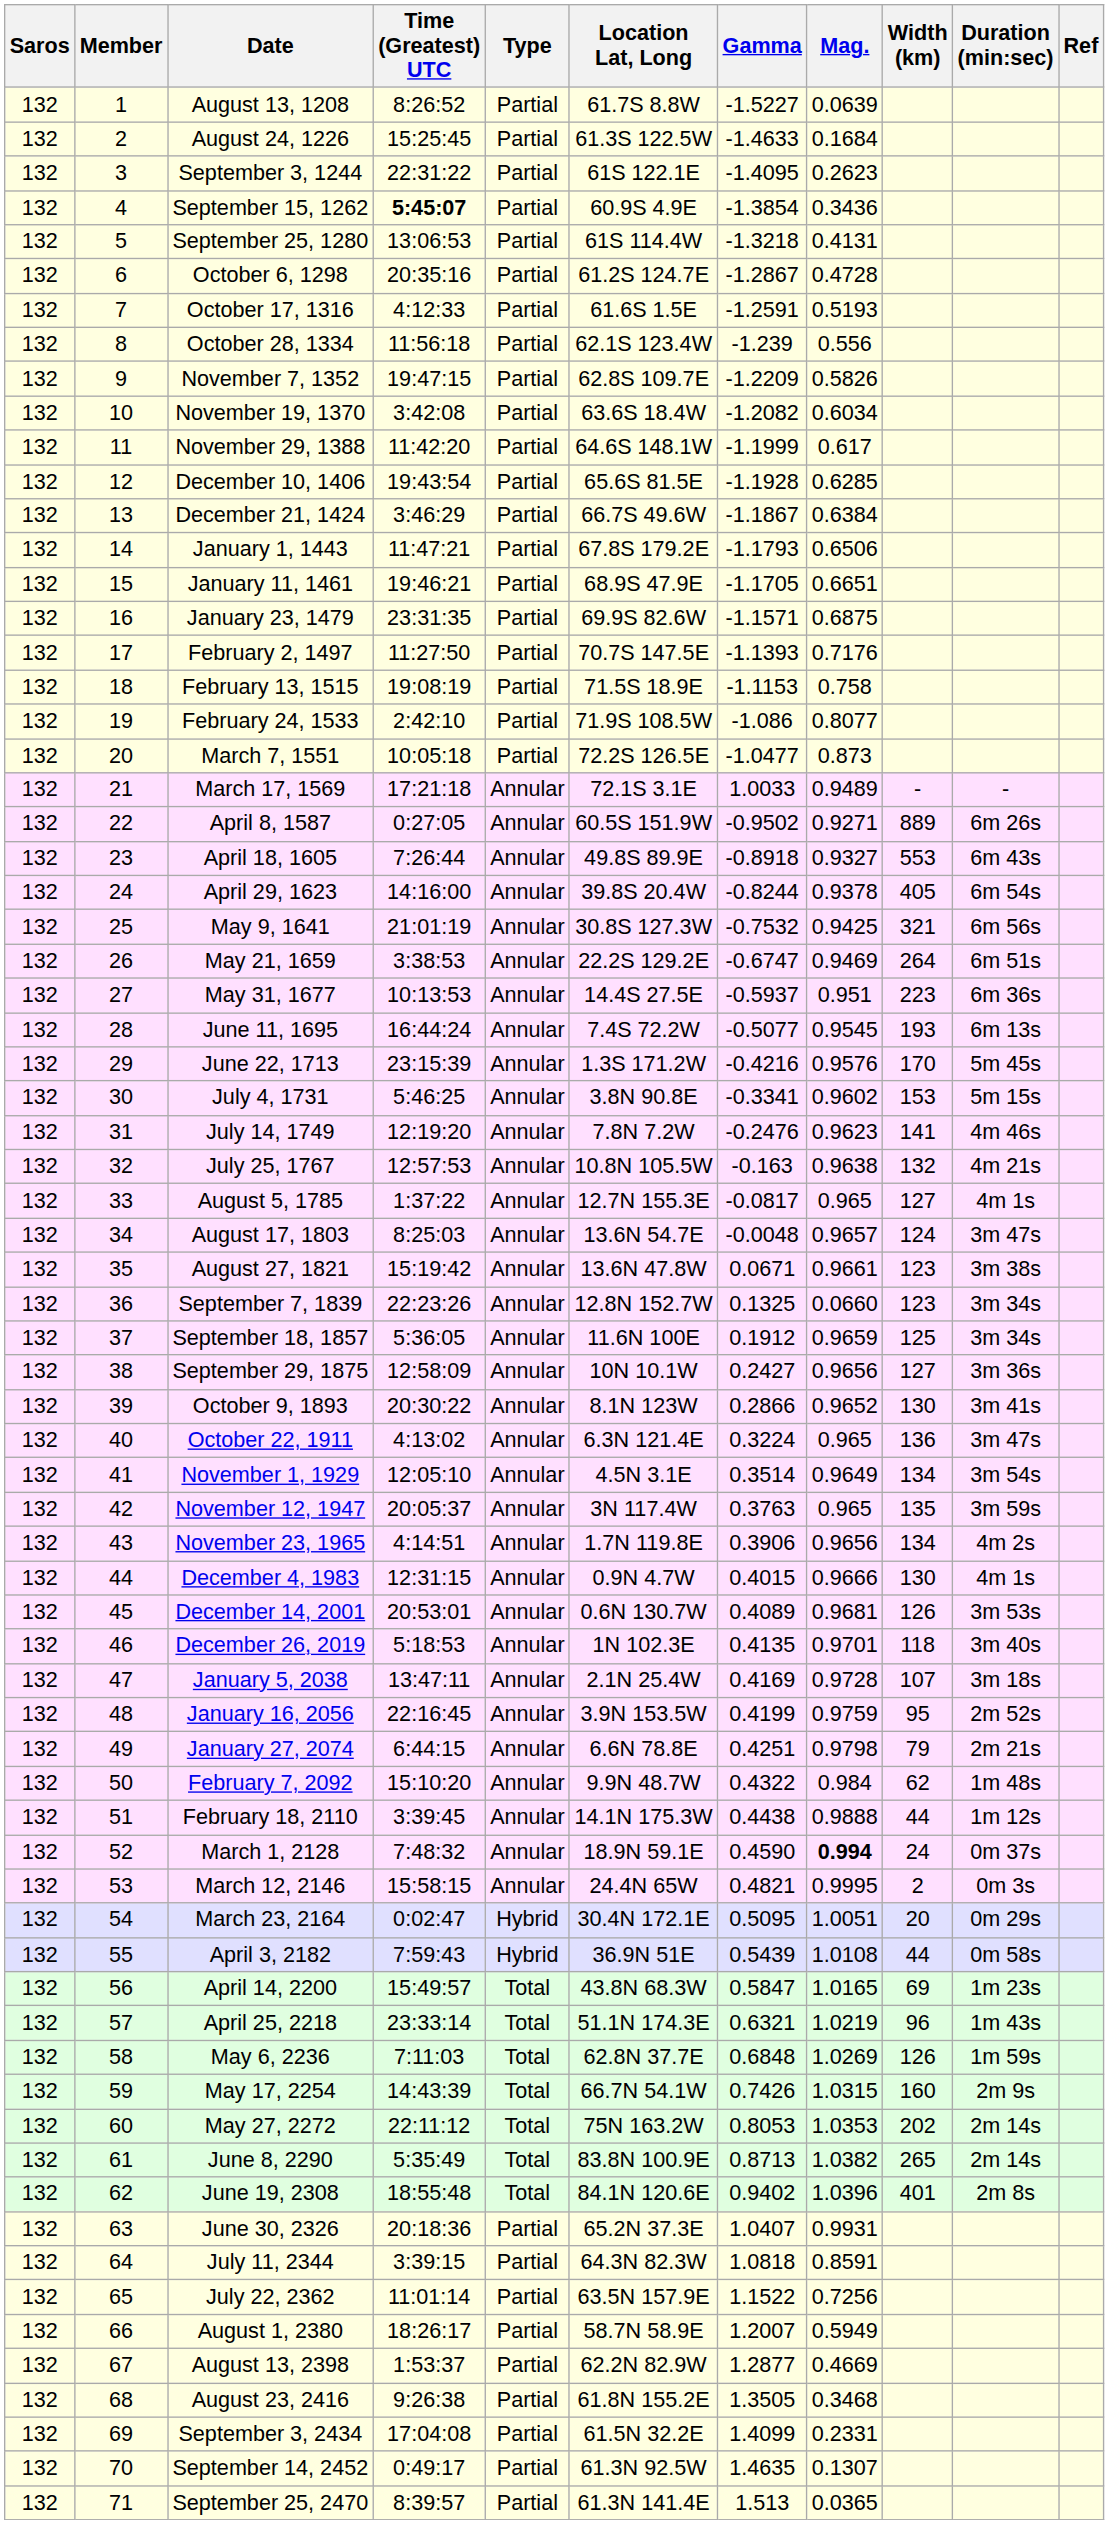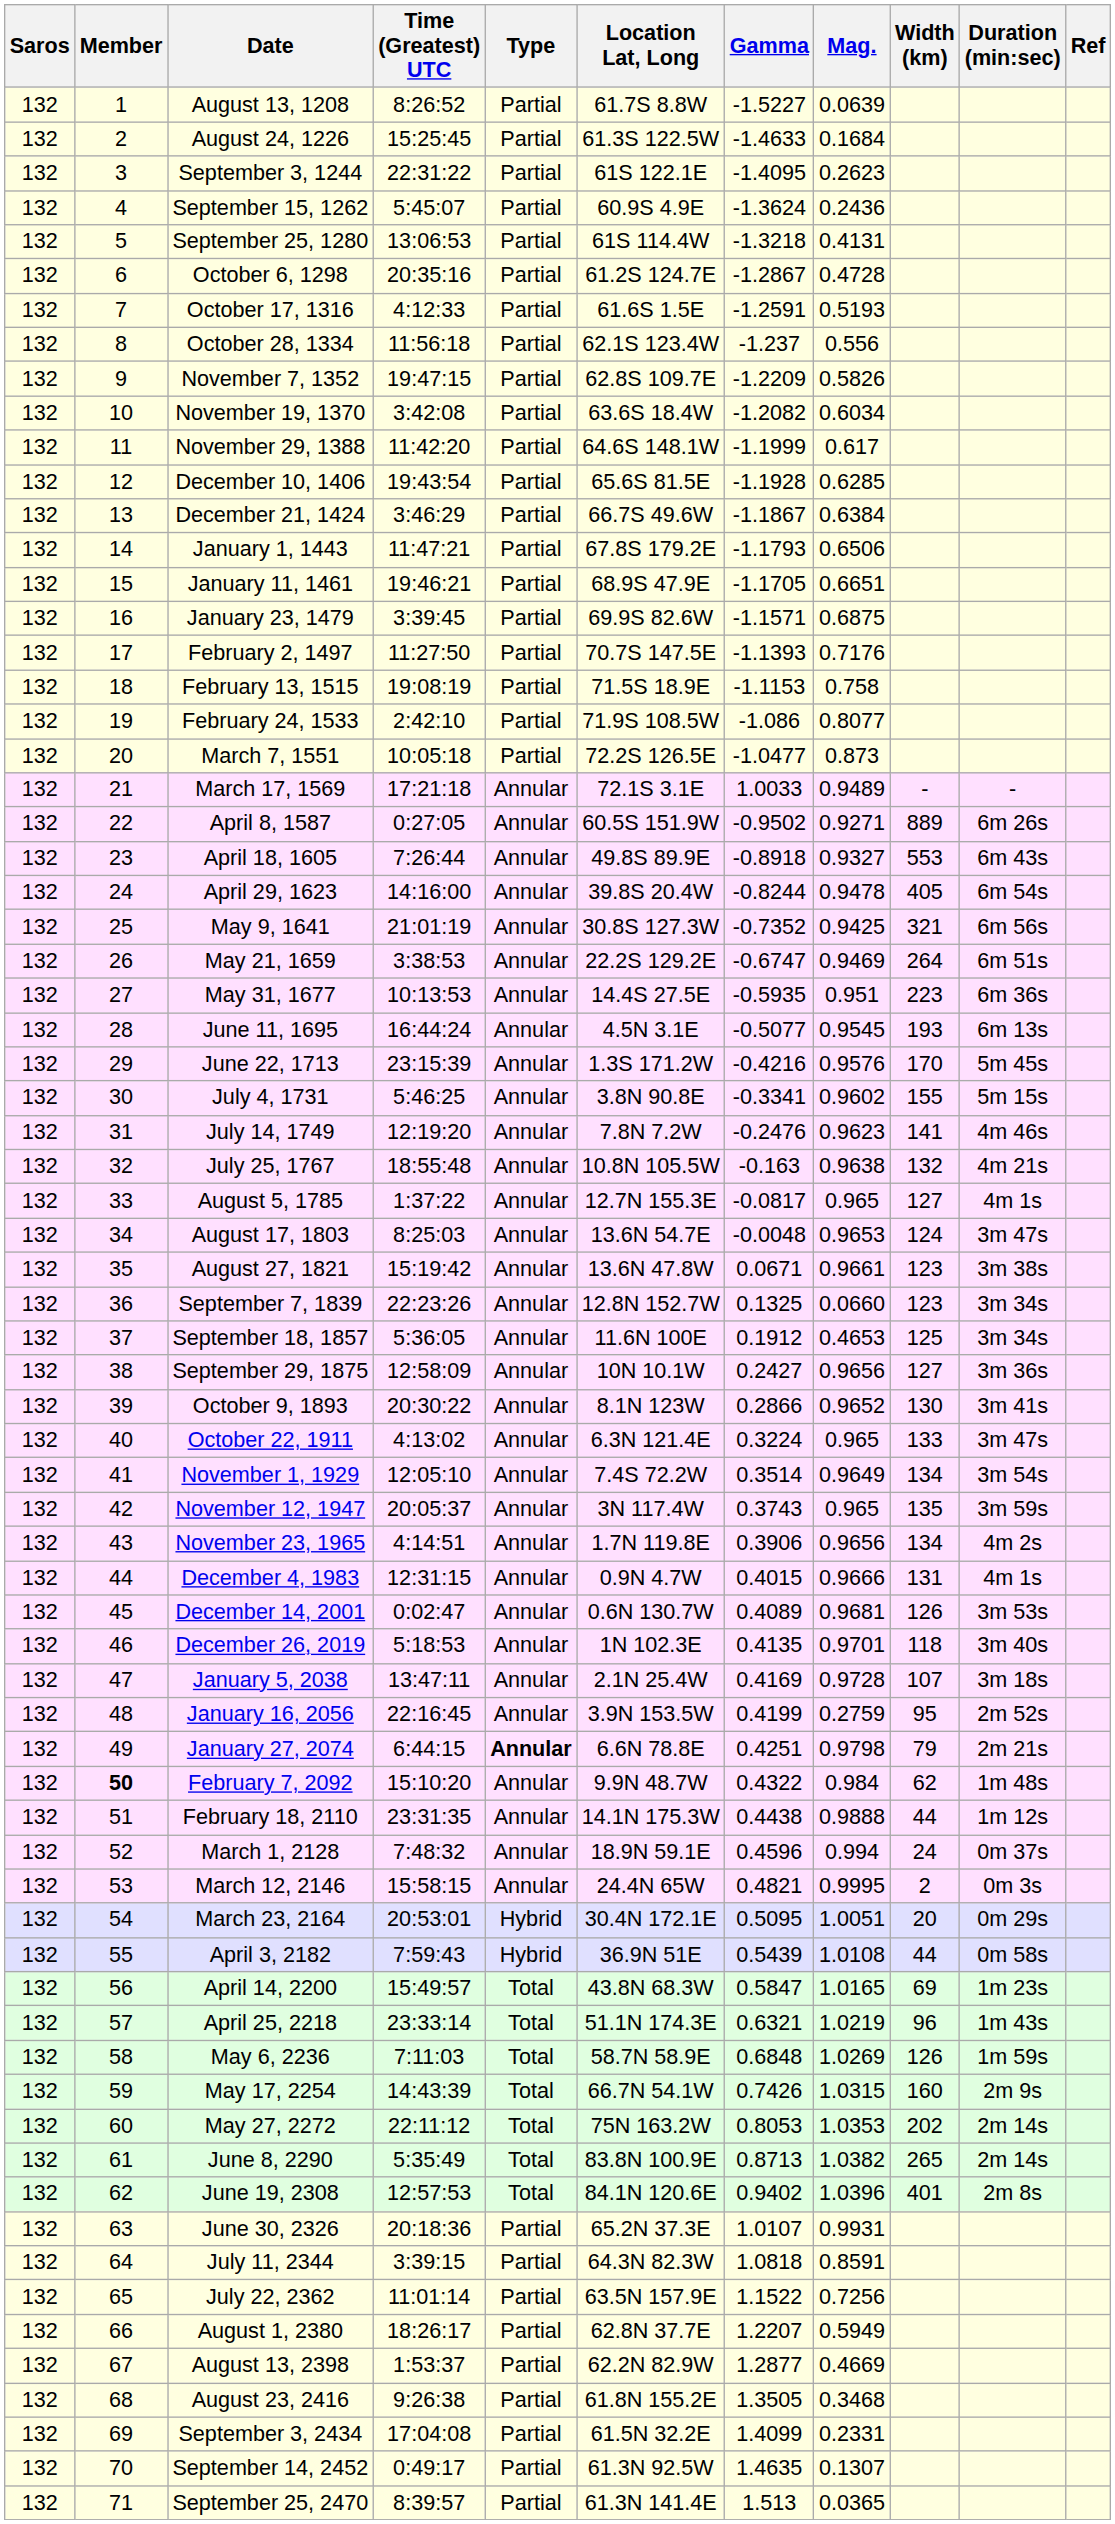(429, 207) bold -> (429, 207) normal
(762, 207) -1.3854 -> (769, 207) -1.3624
(845, 207) 0.3436 -> (852, 207) 0.2436
(762, 344) -1.239 -> (769, 344) -1.237
(429, 618) 23:31:35 -> (429, 618) 3:39:45
(845, 892) 0.9378 -> (852, 892) 0.9478
(762, 926) -0.7532 -> (769, 926) -0.7352
(762, 995) -0.5937 -> (769, 995) -0.5935
(644, 1029) 7.4S 72.2W -> (651, 1029) 4.5N 3.1E
(918, 1097) 153 -> (925, 1097) 155
(429, 1166) 12:57:53 -> (429, 1166) 18:55:48
(845, 1234) 0.9657 -> (852, 1234) 0.9653
(845, 1337) 0.9659 -> (852, 1337) 0.4653
(918, 1440) 136 -> (925, 1440) 133
(644, 1474) 4.5N 3.1E -> (651, 1474) 7.4S 72.2W
(762, 1508) 0.3763 -> (769, 1508) 0.3743
(918, 1577) 130 -> (925, 1577) 131
(429, 1611) 20:53:01 -> (429, 1611) 0:02:47
(845, 1714) 0.9759 -> (852, 1714) 0.2759
(527, 1748) normal -> (531, 1748) bold
(121, 1783) normal -> (121, 1783) bold
(429, 1817) 3:39:45 -> (429, 1817) 23:31:35
(762, 1851) 0.4590 -> (769, 1851) 0.4596
(845, 1851) bold -> (852, 1851) normal
(429, 1920) 0:02:47 -> (429, 1920) 20:53:01
(644, 2057) 62.8N 37.7E -> (651, 2057) 58.7N 58.9E
(429, 2194) 18:55:48 -> (429, 2194) 12:57:53
(762, 2228) 1.0407 -> (769, 2228) 1.0107
(644, 2331) 58.7N 58.9E -> (651, 2331) 62.8N 37.7E
(762, 2331) 1.2007 -> (769, 2331) 1.2207
